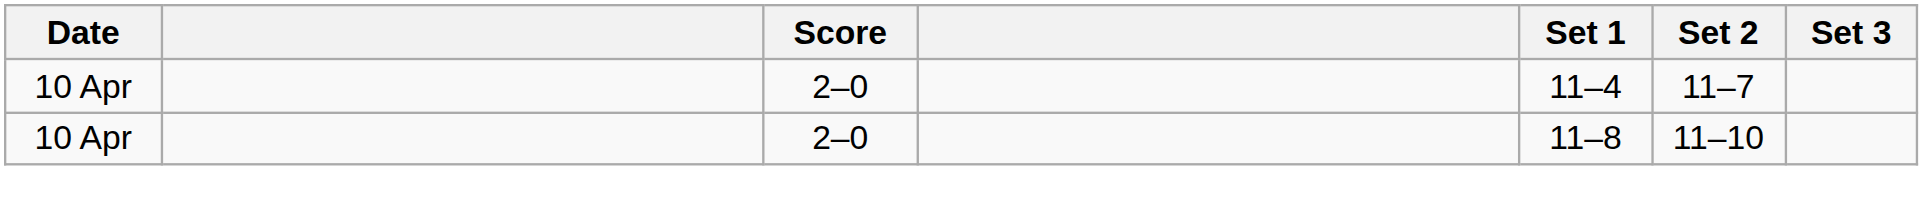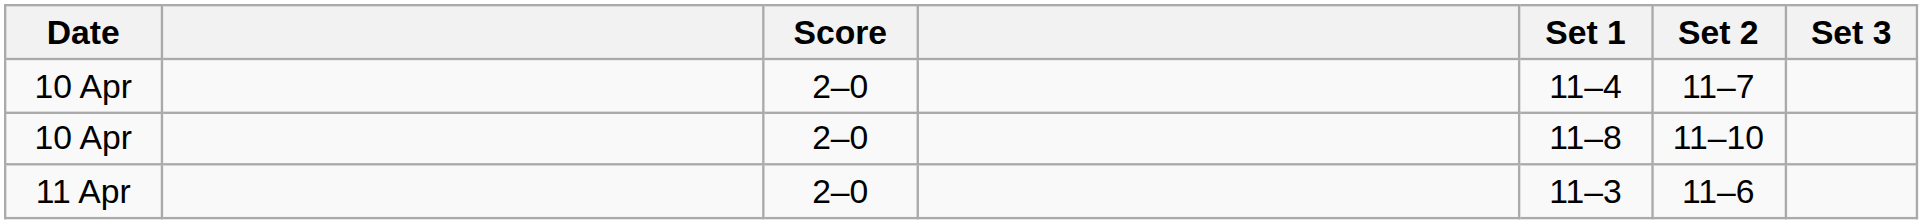+ row: (83, 192)
